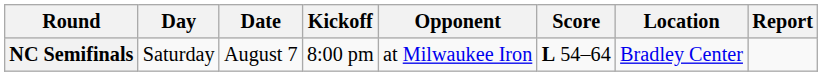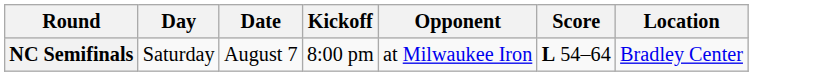- column: (783, 21)
